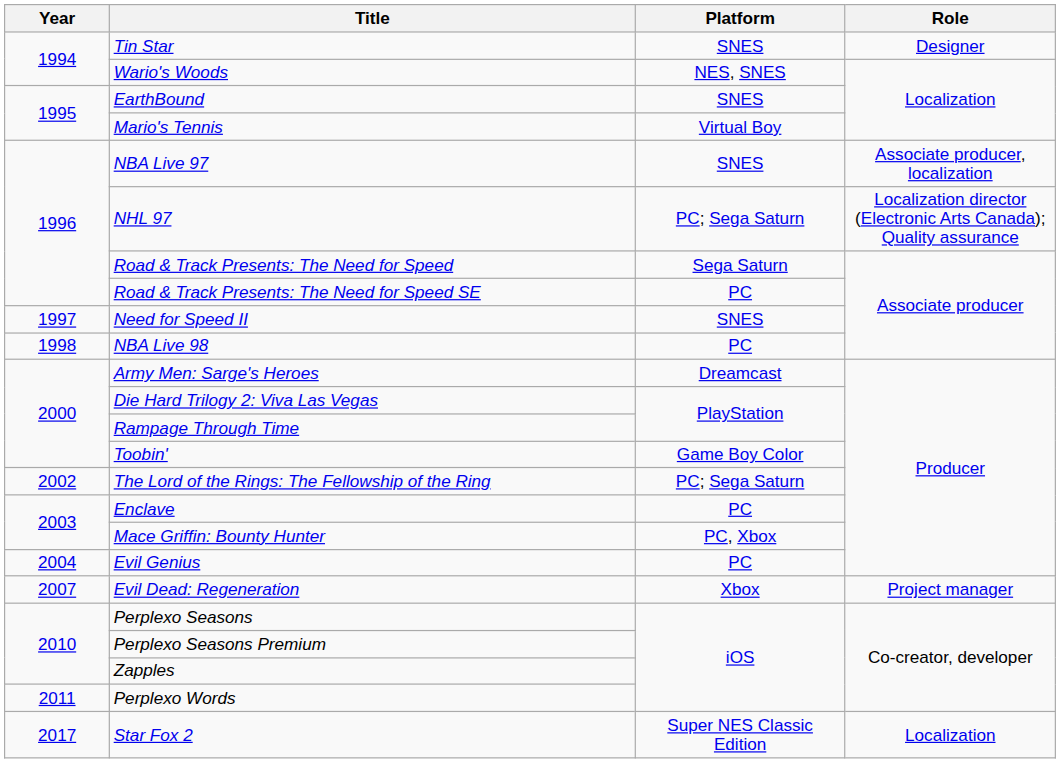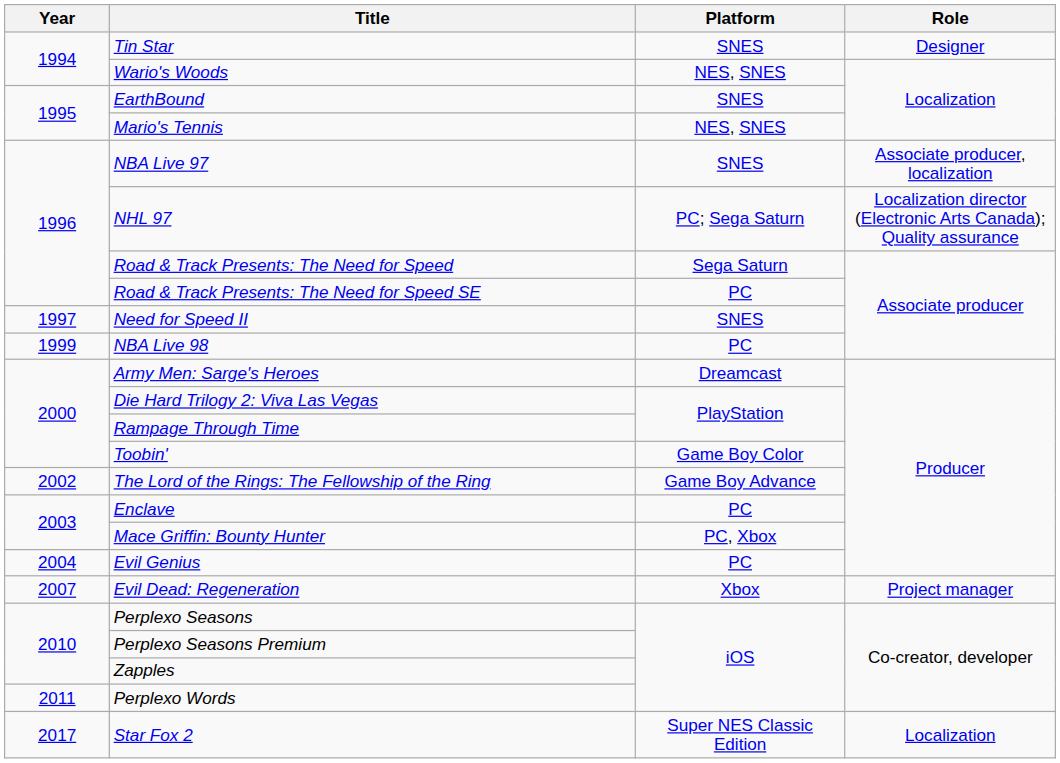(740, 127) Virtual Boy -> (740, 127) NES, SNES
(57, 346) 1998 -> (57, 346) 1999
(740, 482) PC; Sega Saturn -> (740, 482) Game Boy Advance
